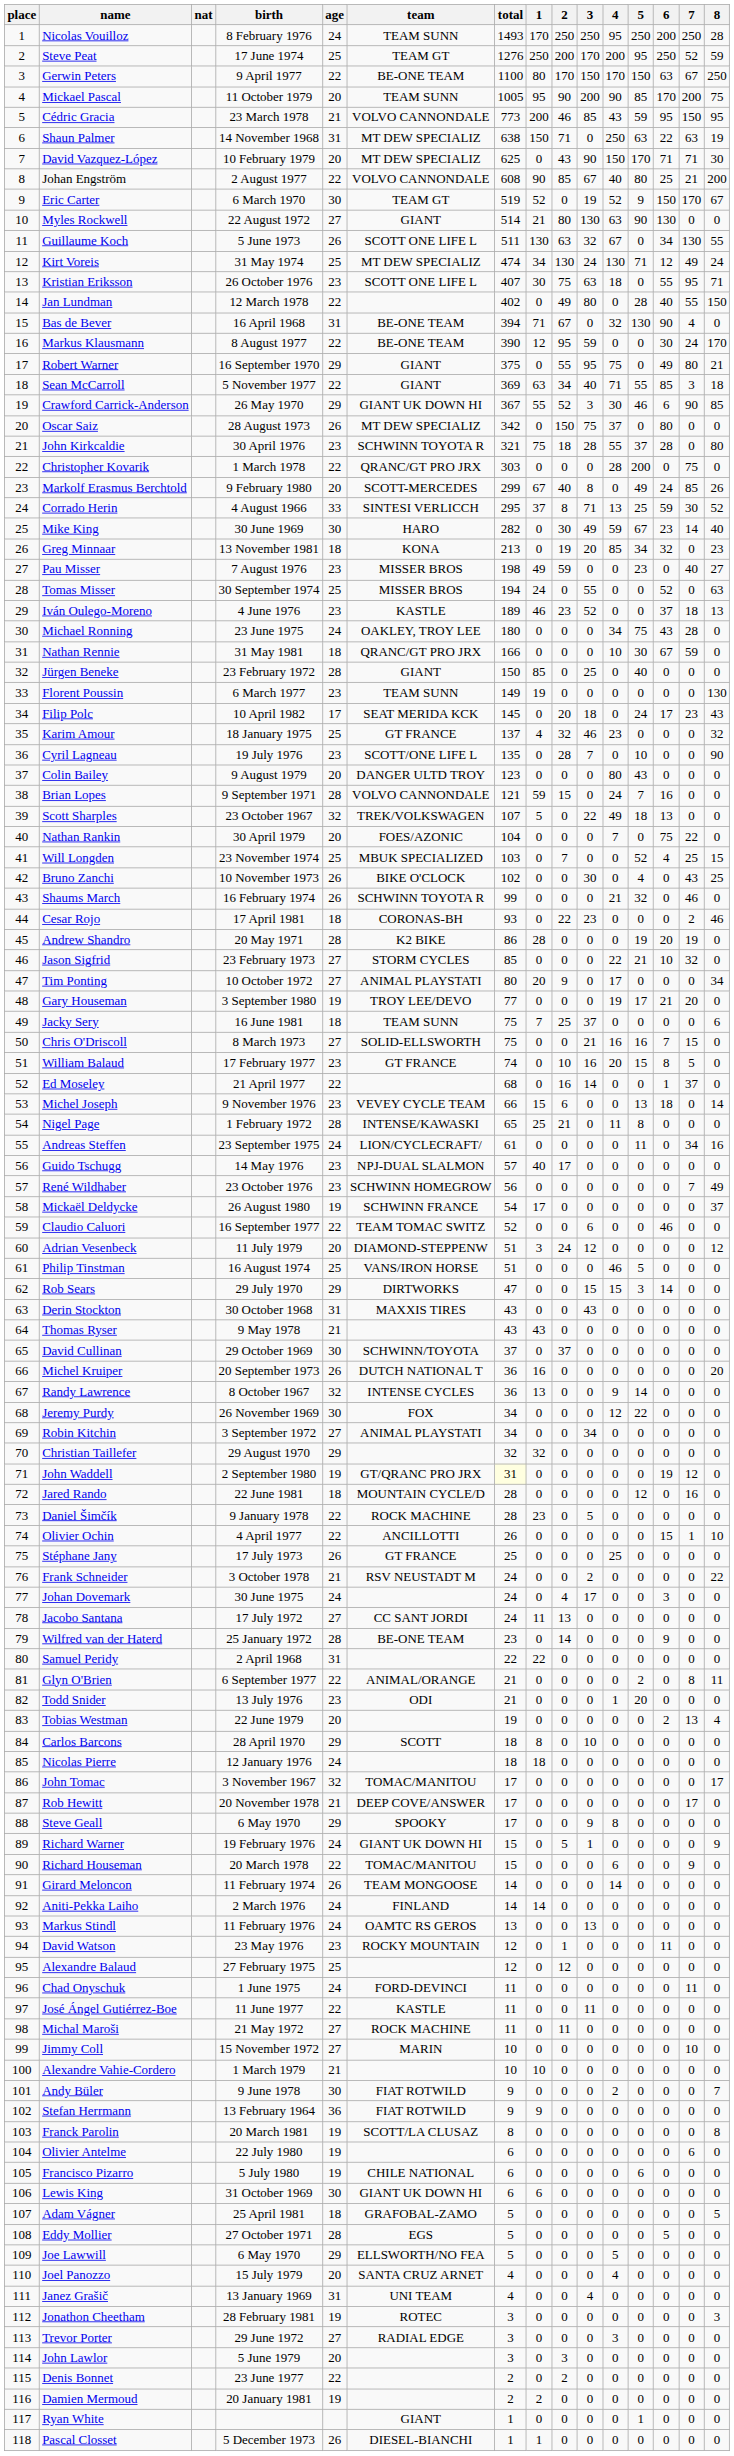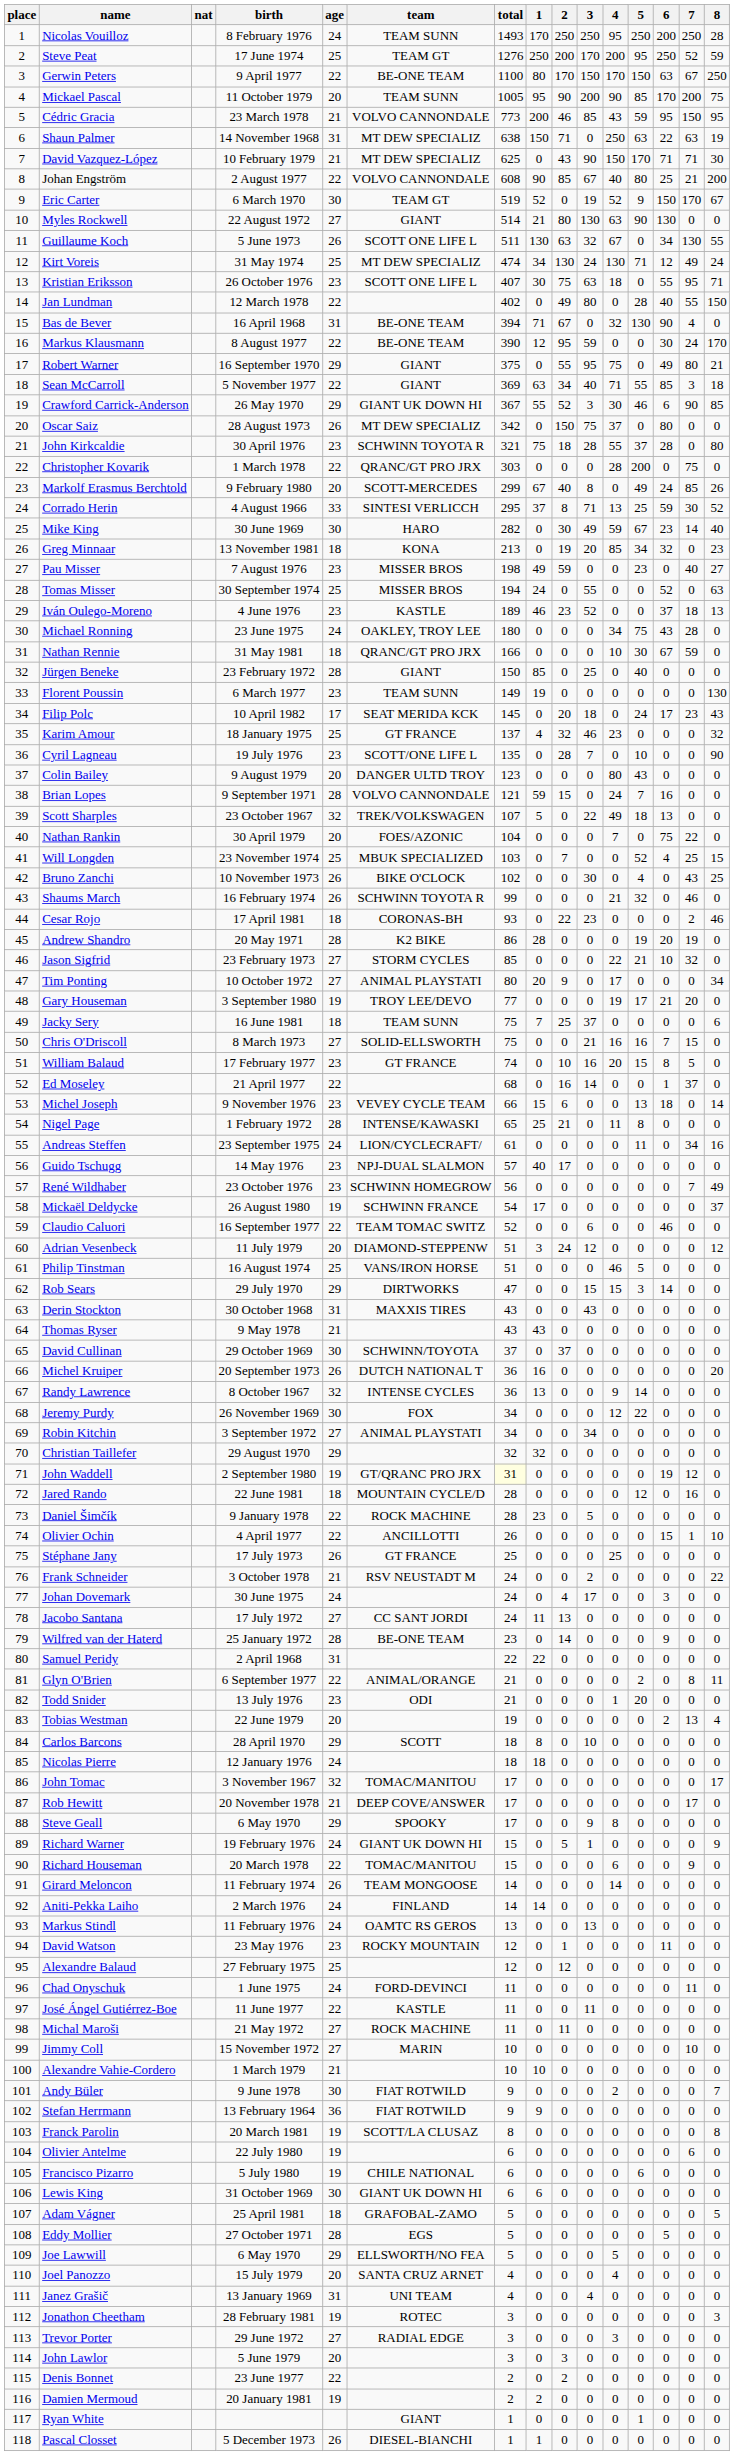(335, 158) 20 -> (335, 158) 21
